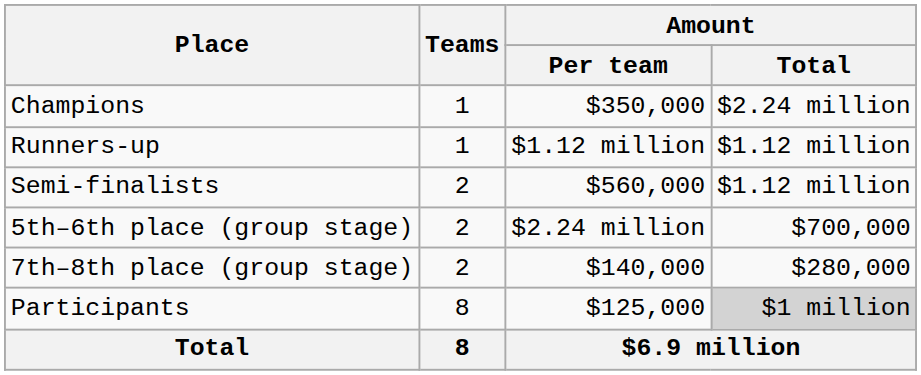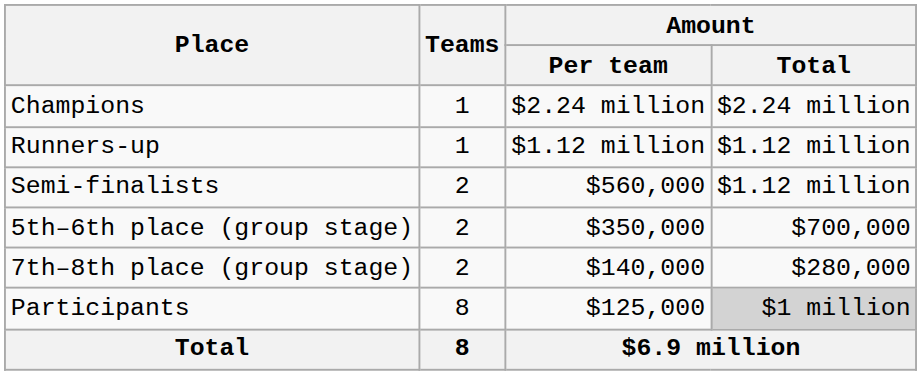(645, 106) $350,000 -> (608, 106) $2.24 million
(608, 228) $2.24 million -> (645, 228) $350,000
